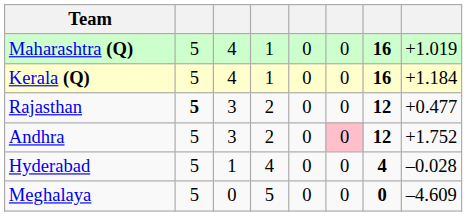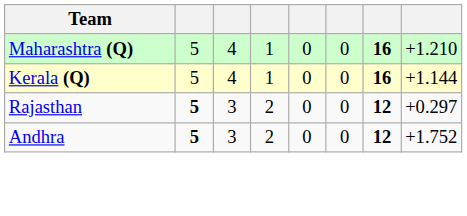(431, 48) +1.019 -> (431, 48) +1.210
(431, 78) +1.184 -> (431, 78) +1.144
(431, 107) +0.477 -> (431, 107) +0.297
(194, 136) normal -> (194, 136) bold
(345, 136) pink background -> (345, 136) no background
- row: (50, 166)
- row: (50, 195)
